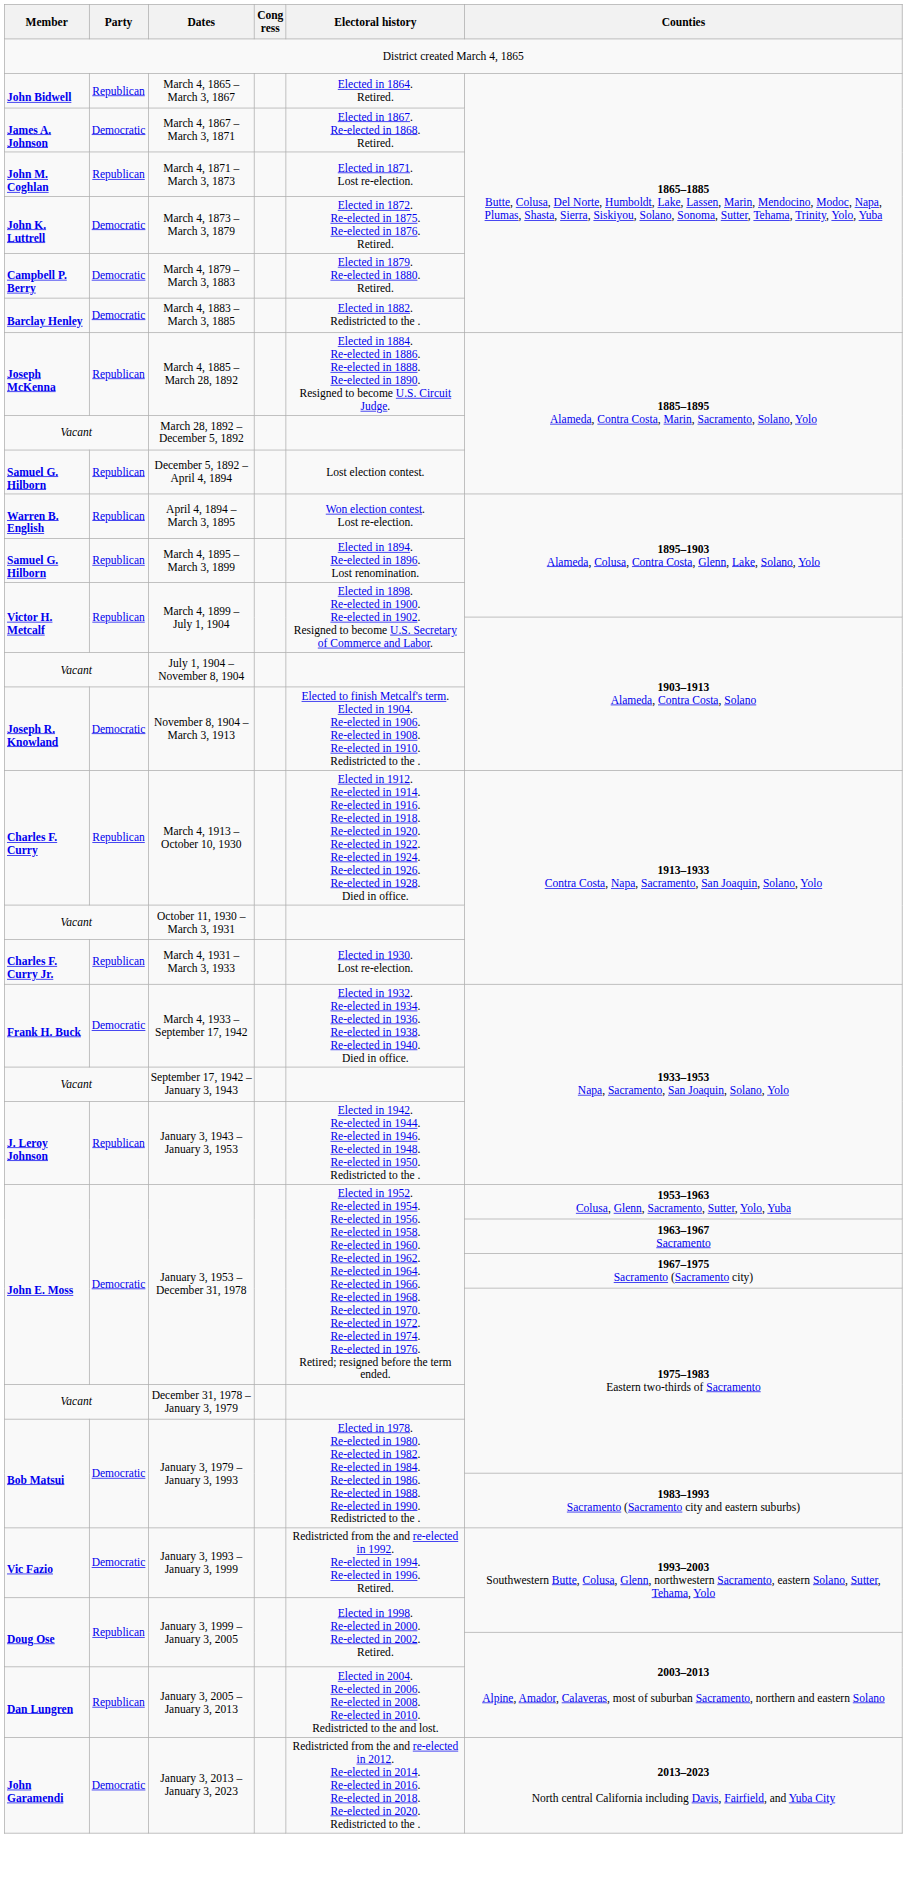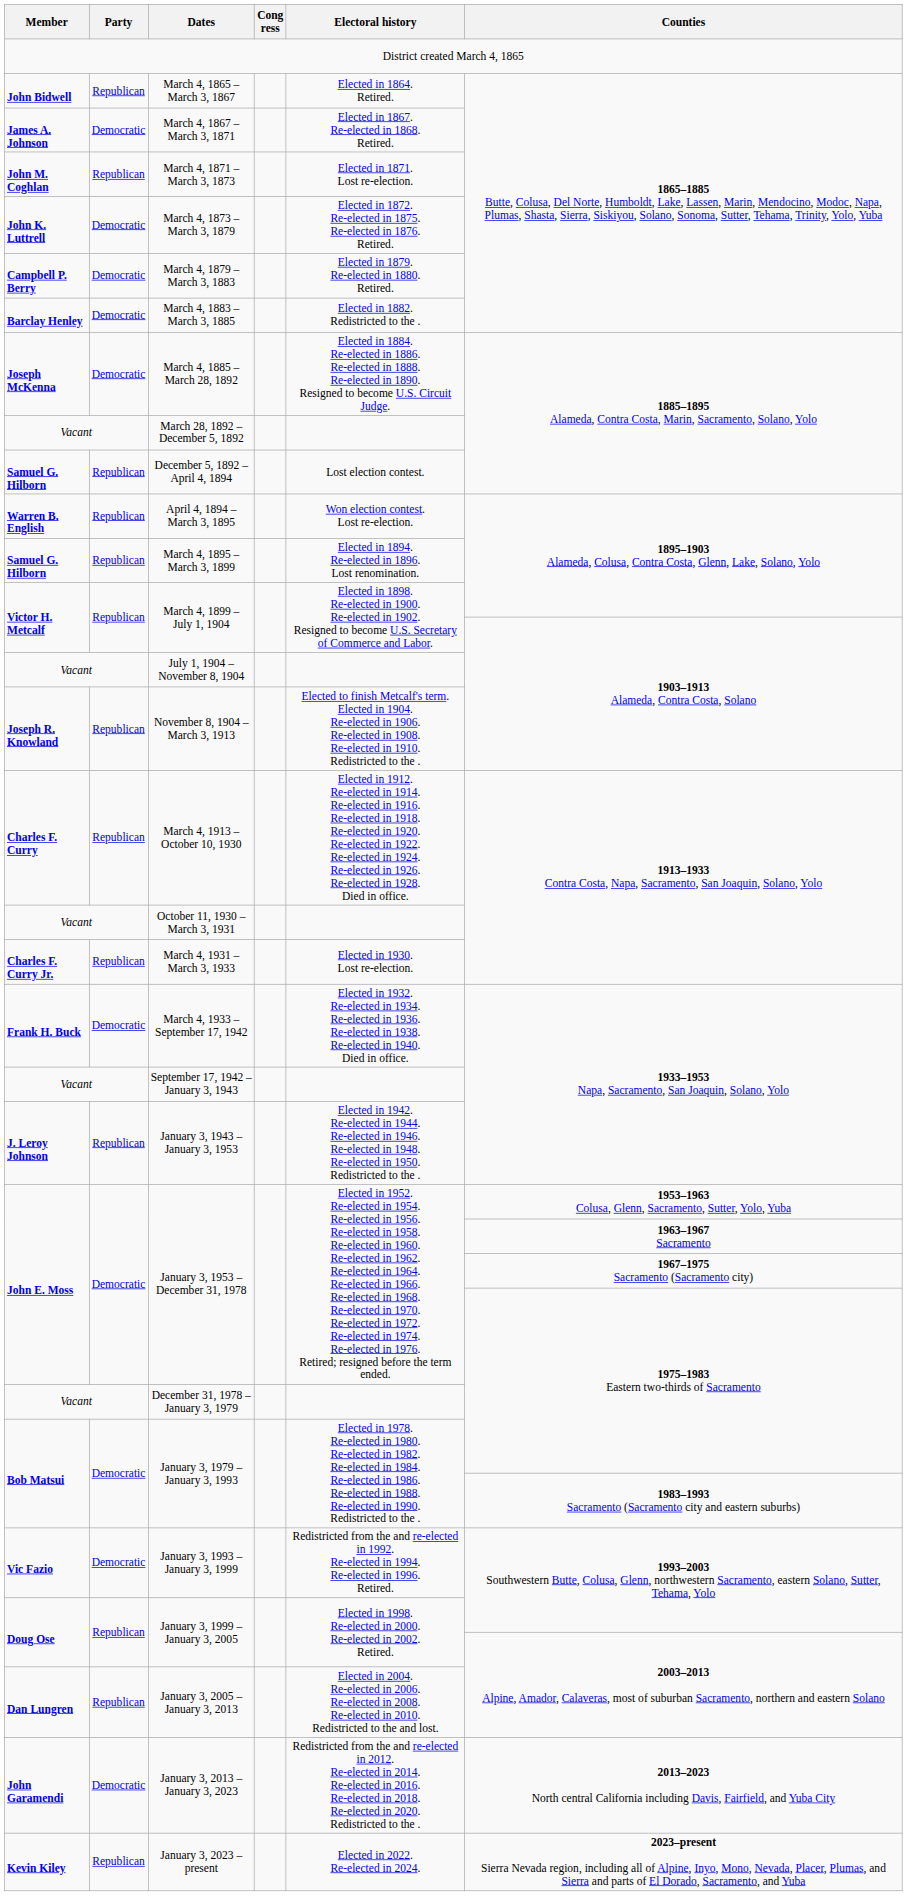(119, 373) Republican -> (119, 373) Democratic
(119, 728) Democratic -> (119, 728) Republican
+ row: (36, 1868)
